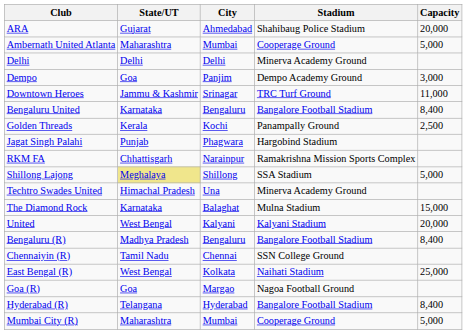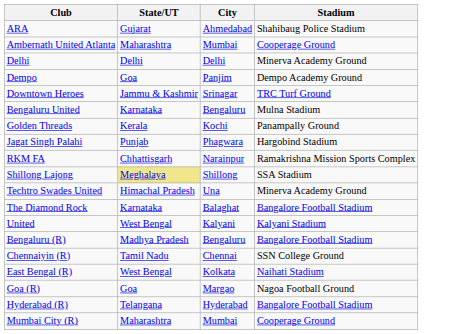- column: (440, 12)
(315, 110) Bangalore Football Stadium -> (289, 110) Mulna Stadium
(289, 207) Mulna Stadium -> (315, 207) Bangalore Football Stadium
